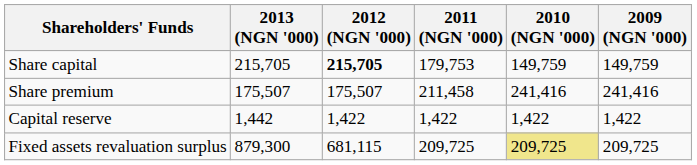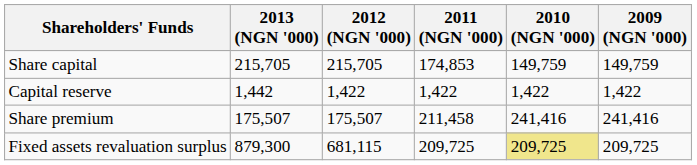(354, 64) bold -> (354, 64) normal
(447, 64) 179,753 -> (447, 64) 174,853
rows swapped: (61, 91) <-> (60, 118)
